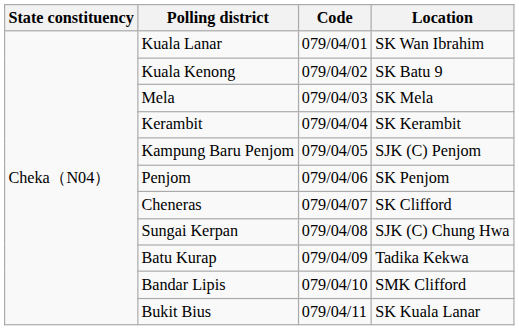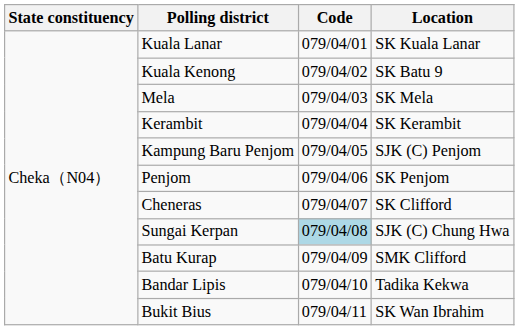(430, 44) SK Wan Ibrahim -> (428, 44) SK Kuala Lanar
(335, 231) no background -> (335, 231) lightblue background
(422, 257) Tadika Kekwa -> (421, 257) SMK Clifford
(421, 284) SMK Clifford -> (422, 284) Tadika Kekwa
(428, 311) SK Kuala Lanar -> (430, 311) SK Wan Ibrahim
